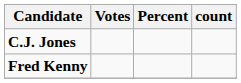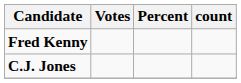rows swapped: (42, 41) <-> (48, 66)
